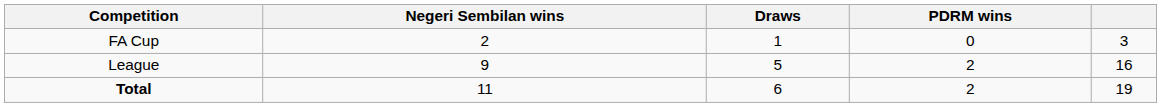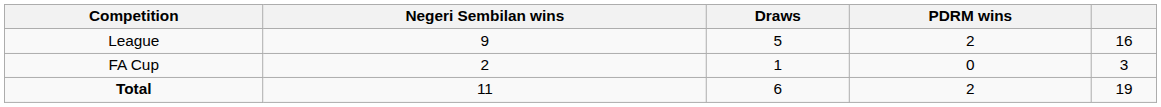rows swapped: (134, 65) <-> (134, 41)
